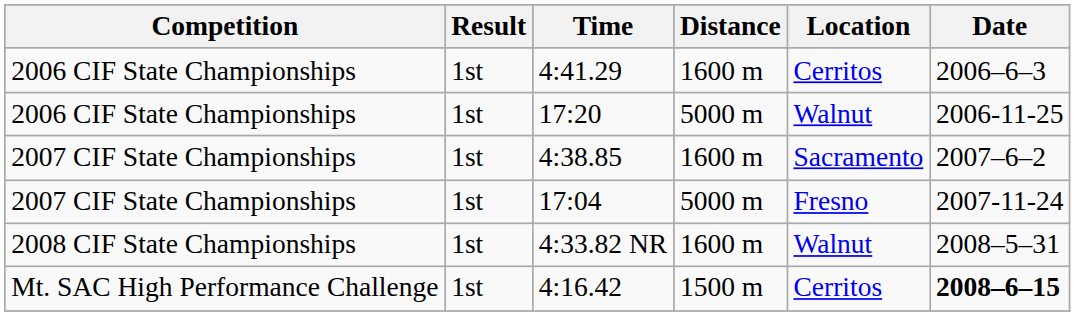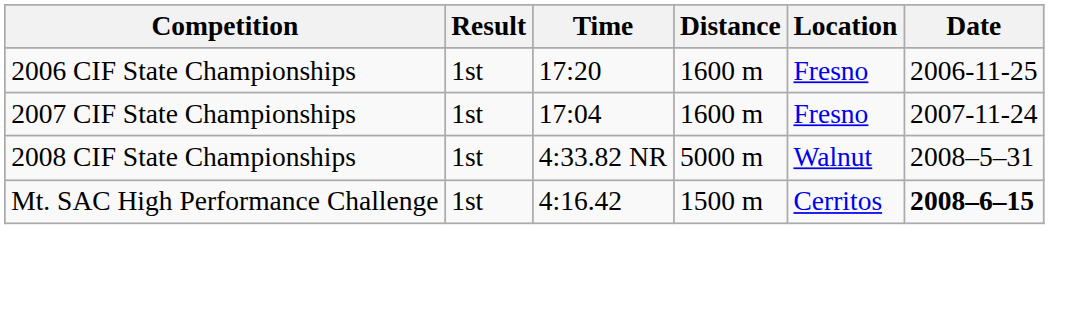- row: (580, 69)
(722, 113) 5000 m -> (722, 69) 1600 m
(833, 113) Walnut -> (831, 69) Fresno
- row: (580, 157)
(722, 200) 5000 m -> (722, 113) 1600 m
(722, 244) 1600 m -> (722, 157) 5000 m
